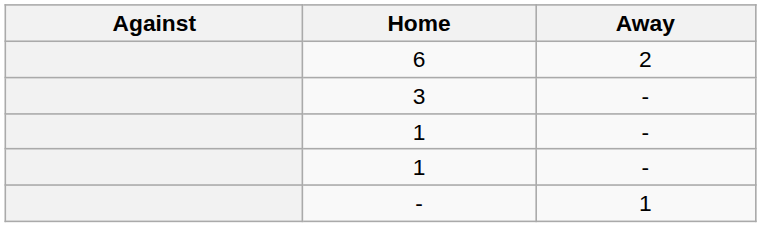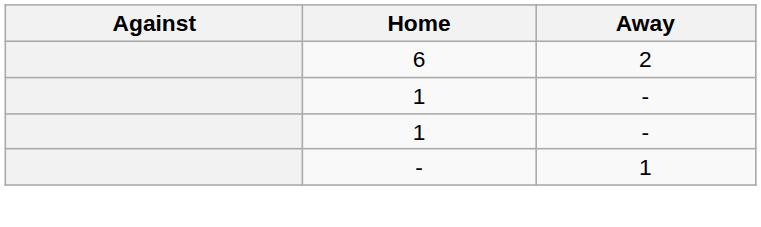- row: (419, 95)
